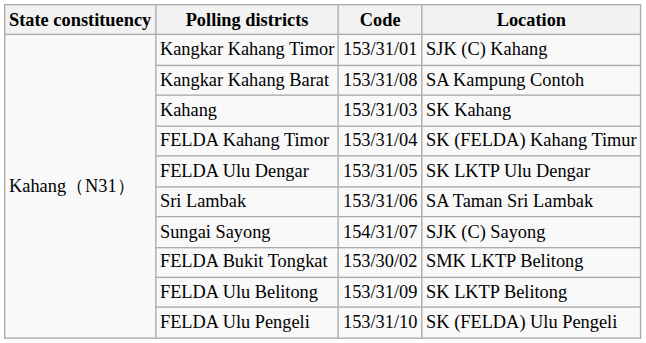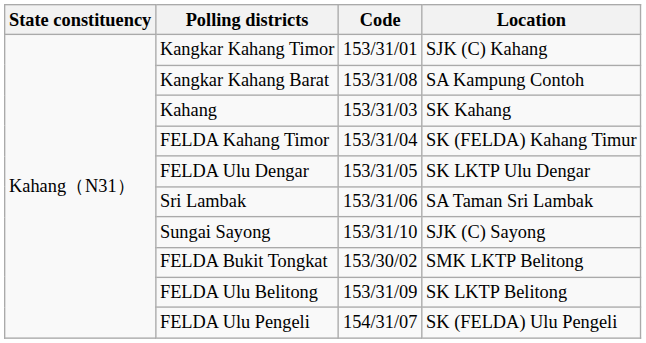(380, 231) 154/31/07 -> (380, 231) 153/31/10
(380, 322) 153/31/10 -> (380, 322) 154/31/07
